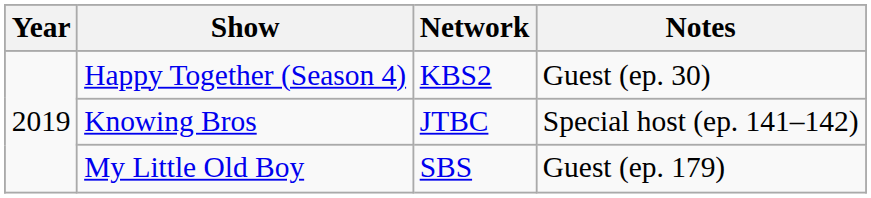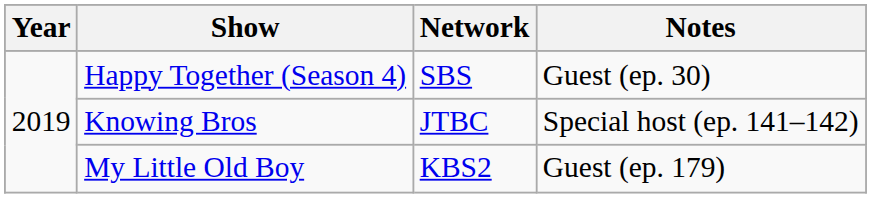(456, 74) KBS2 -> (446, 74) SBS
(446, 167) SBS -> (456, 167) KBS2
